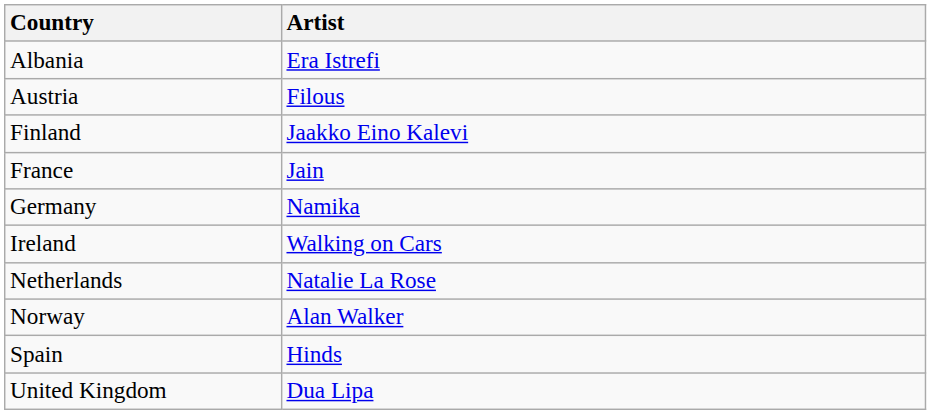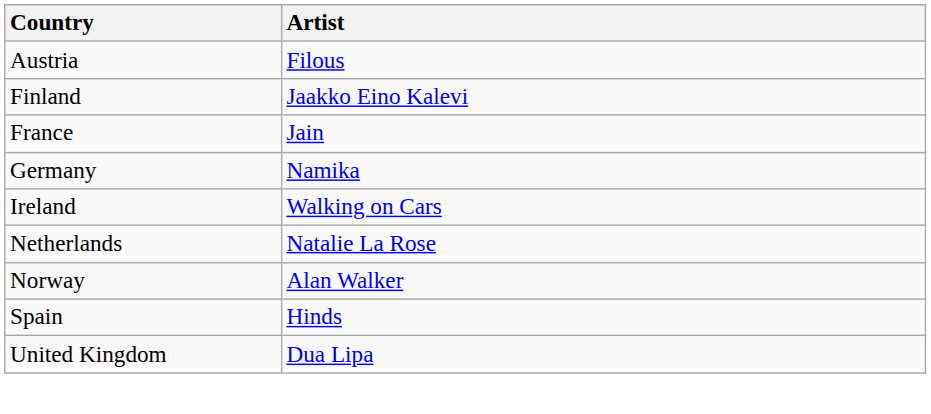- row: (47, 59)
